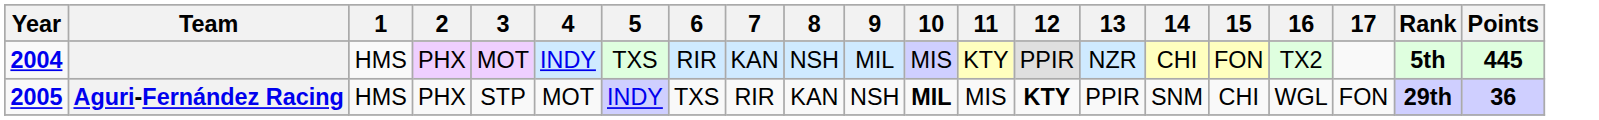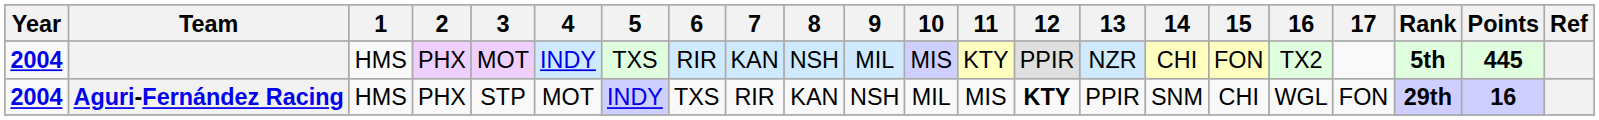+ column: (1569, 23)
(36, 97) 2005 -> (36, 97) 2004
(931, 97) bold -> (931, 97) normal
(1503, 97) 36 -> (1503, 97) 16
